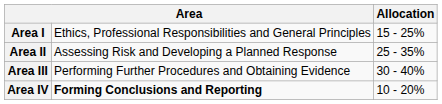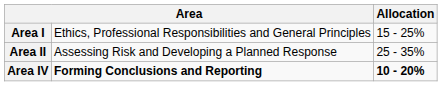- row: (28, 71)
(400, 90) normal -> (400, 71) bold
